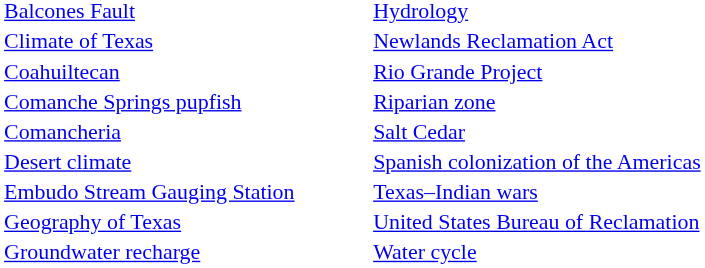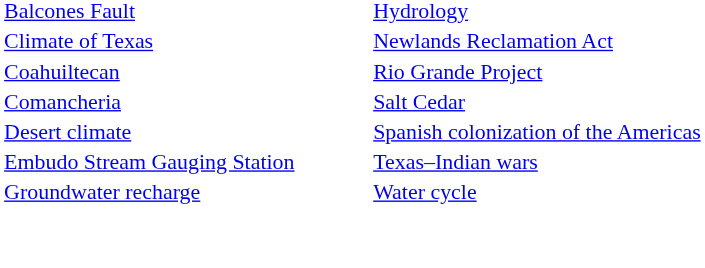- row: (123, 101)
- row: (93, 222)
